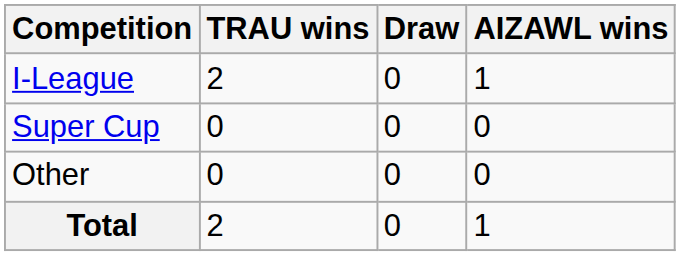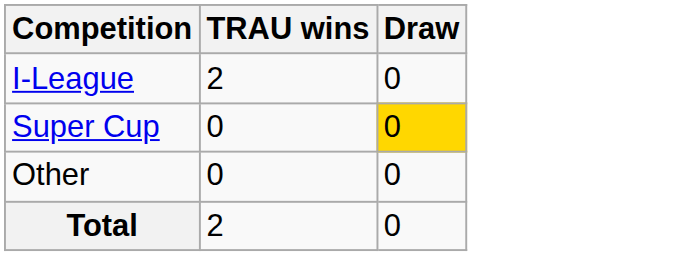- column: (571, 28)
(392, 126) no background -> (392, 126) gold background
